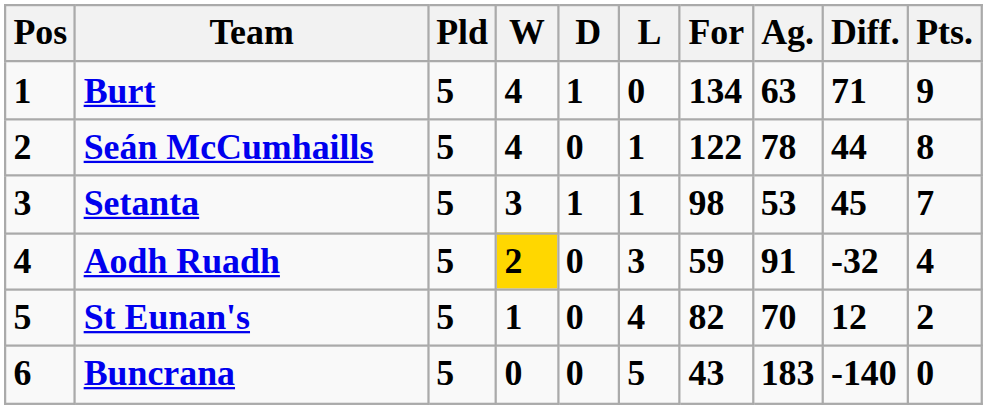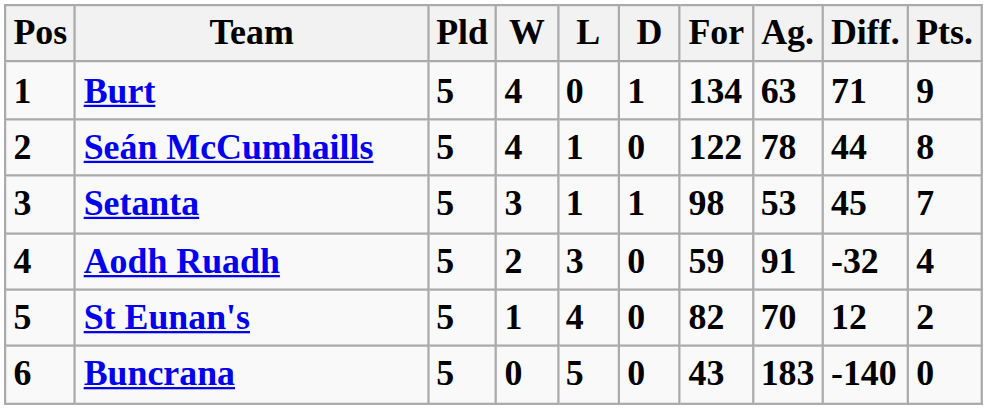columns swapped: (588, 32) <-> (650, 32)
(513, 260) gold background -> (513, 260) no background
